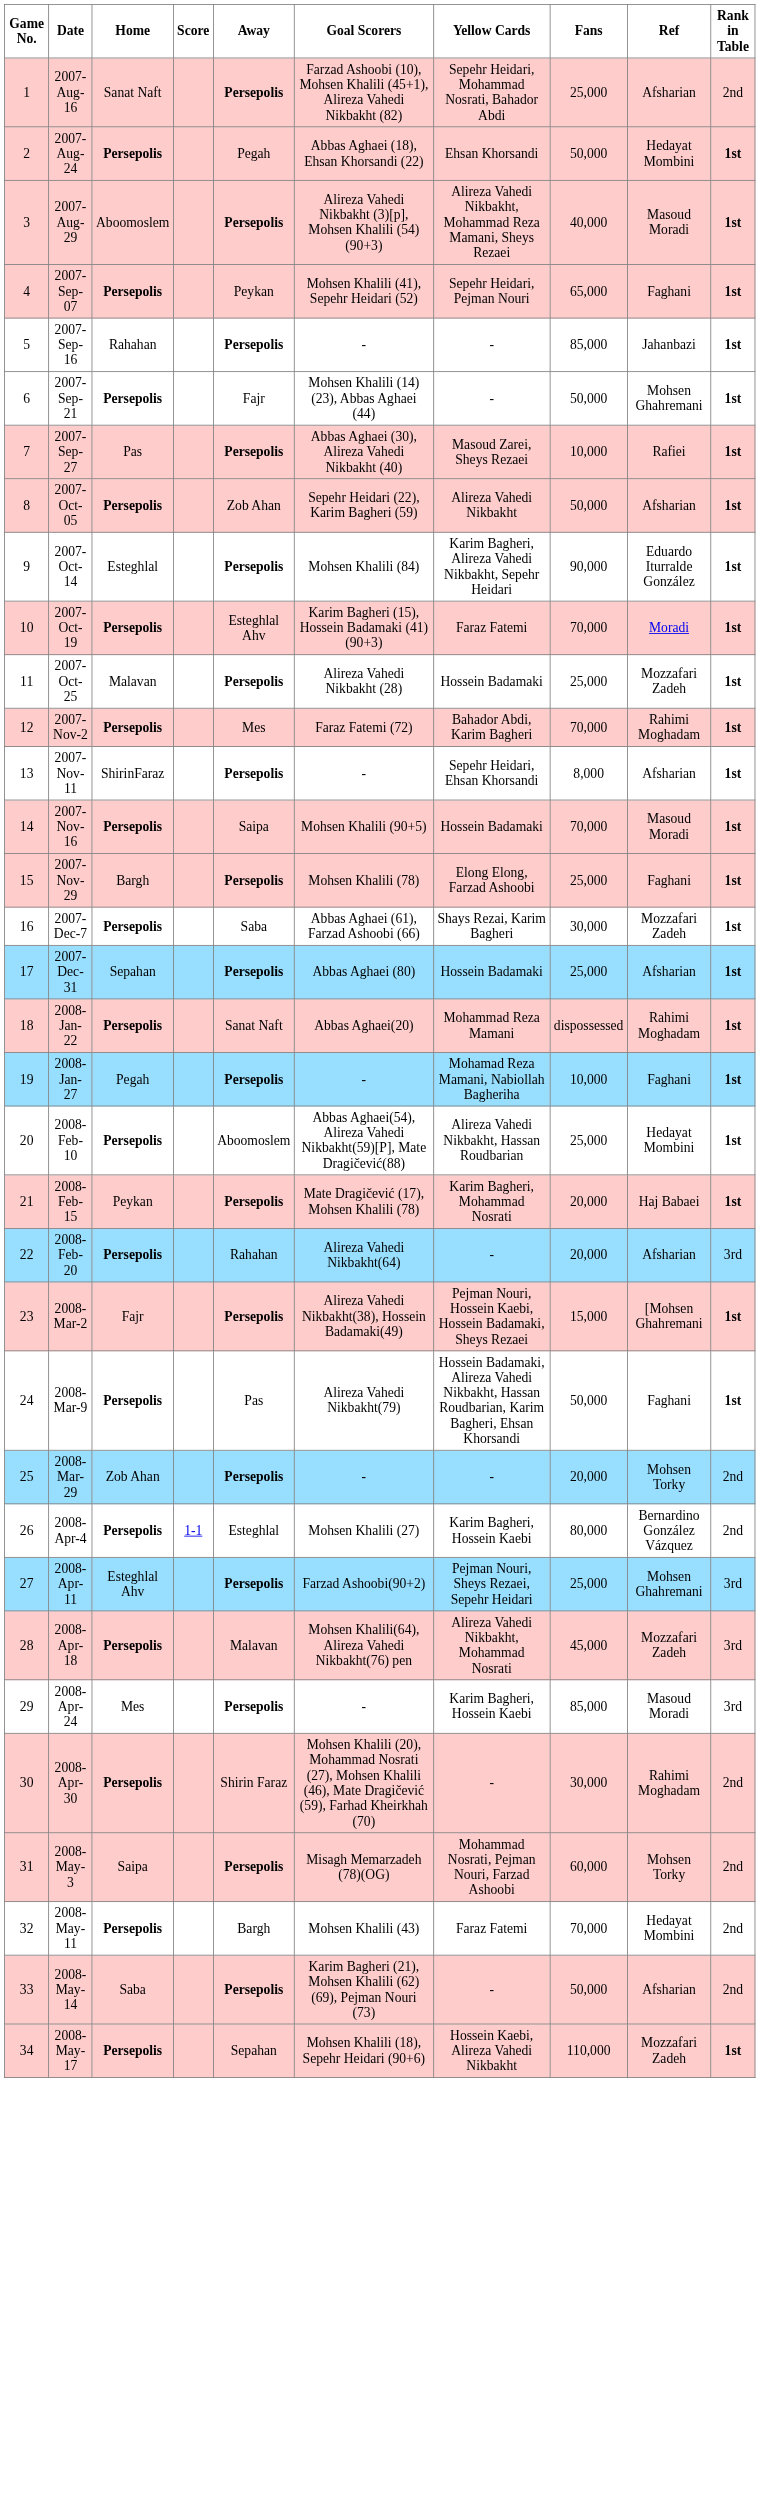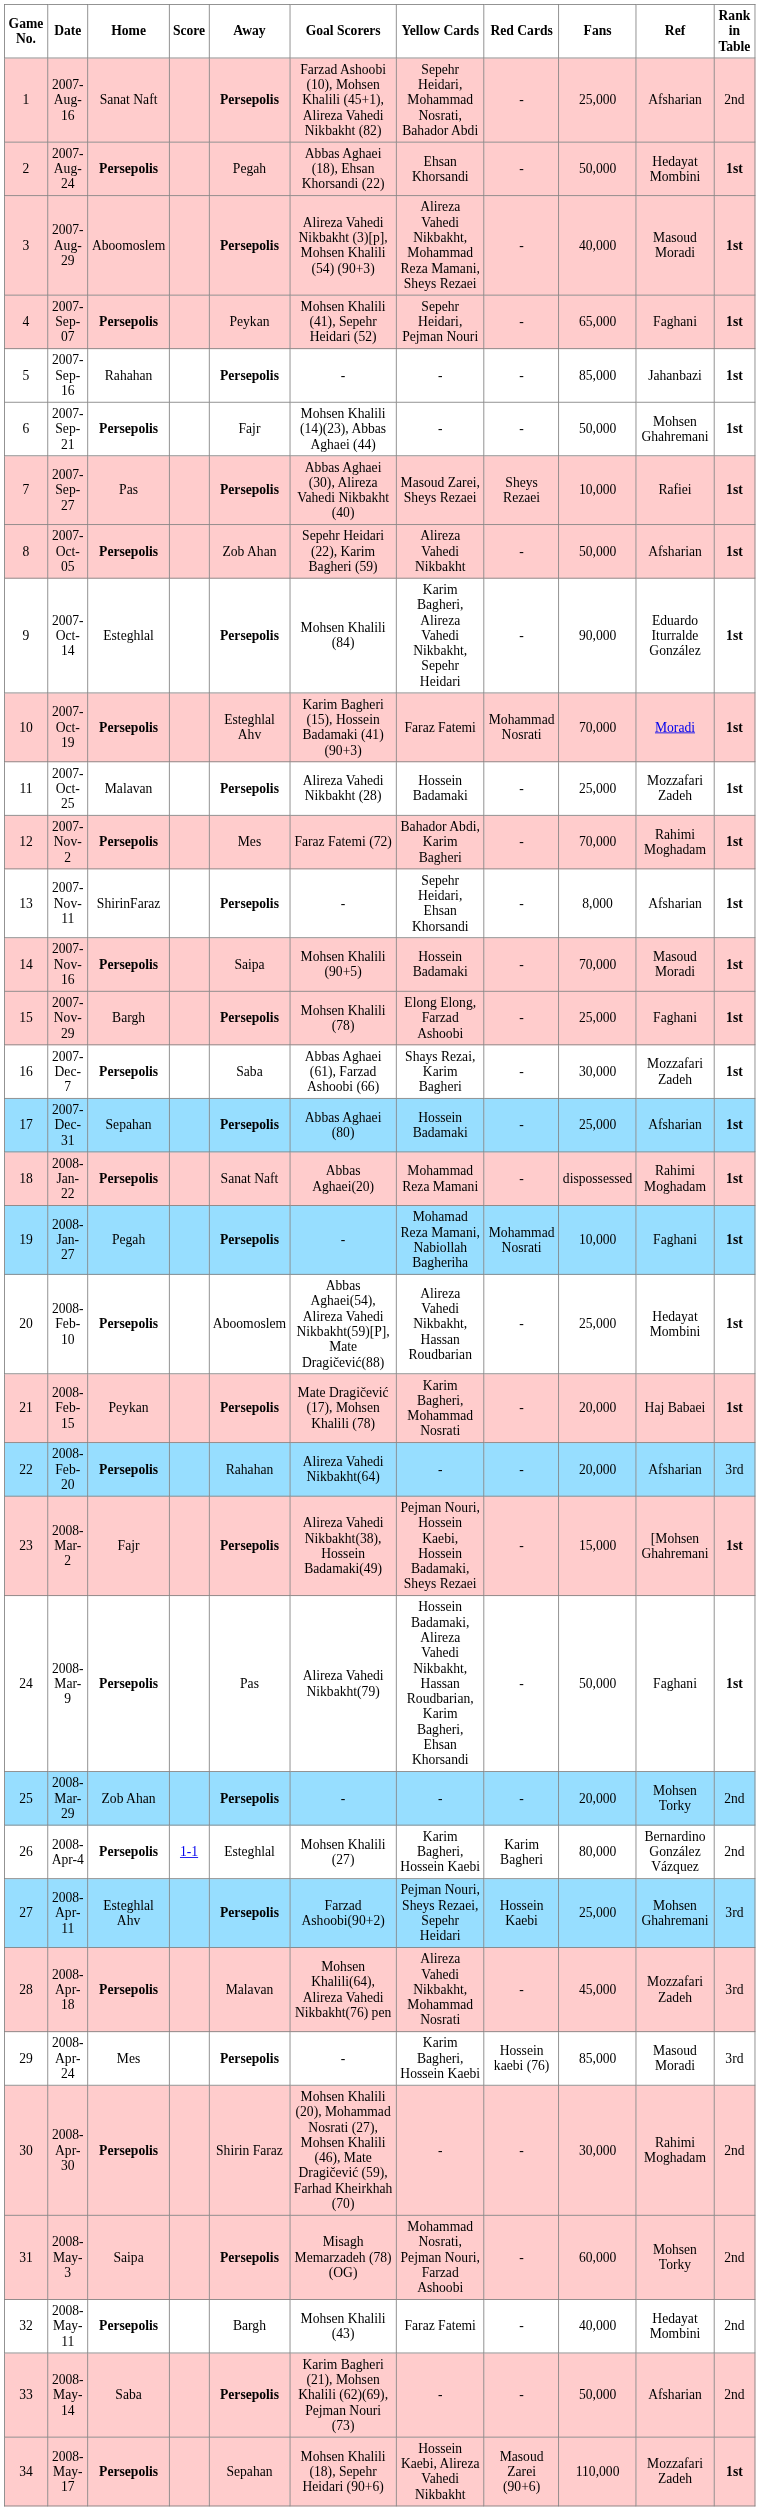+ column: (522, 31)
(589, 1928) 70,000 -> (598, 2326) 40,000
